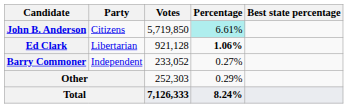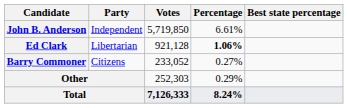(108, 29) Citizens -> (117, 29) Independent
(229, 29) paleturquoise background -> (229, 29) no background
(117, 62) Independent -> (108, 62) Citizens
